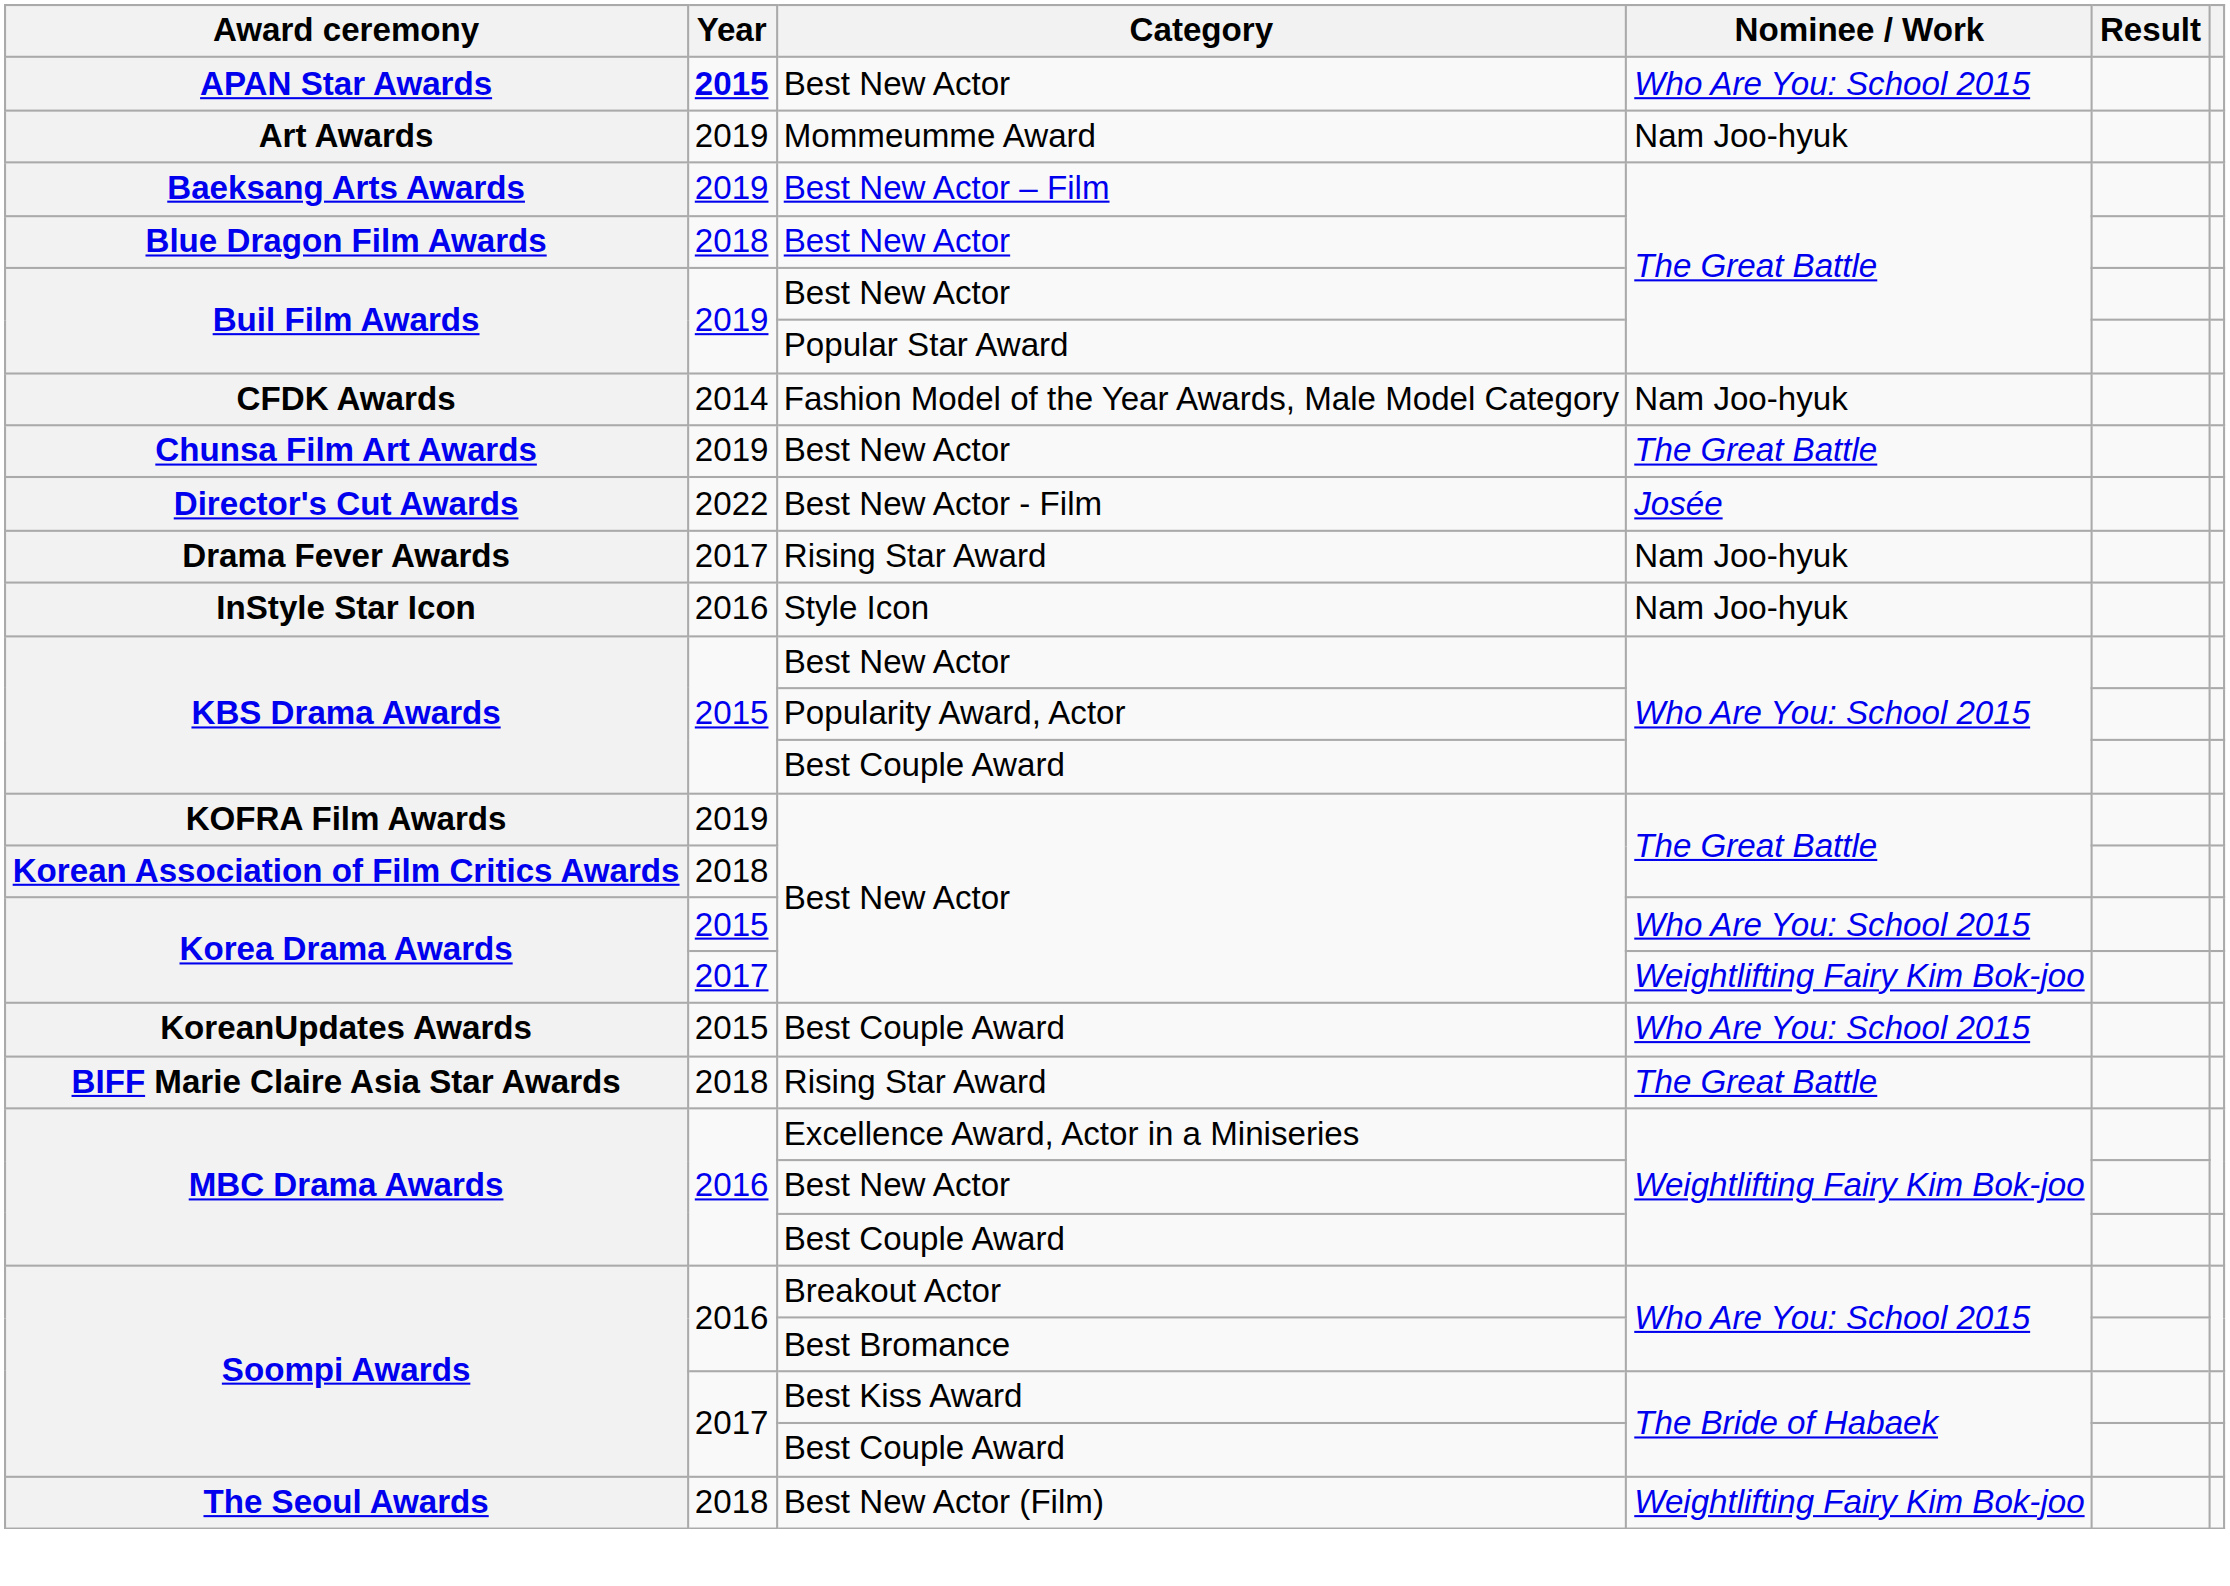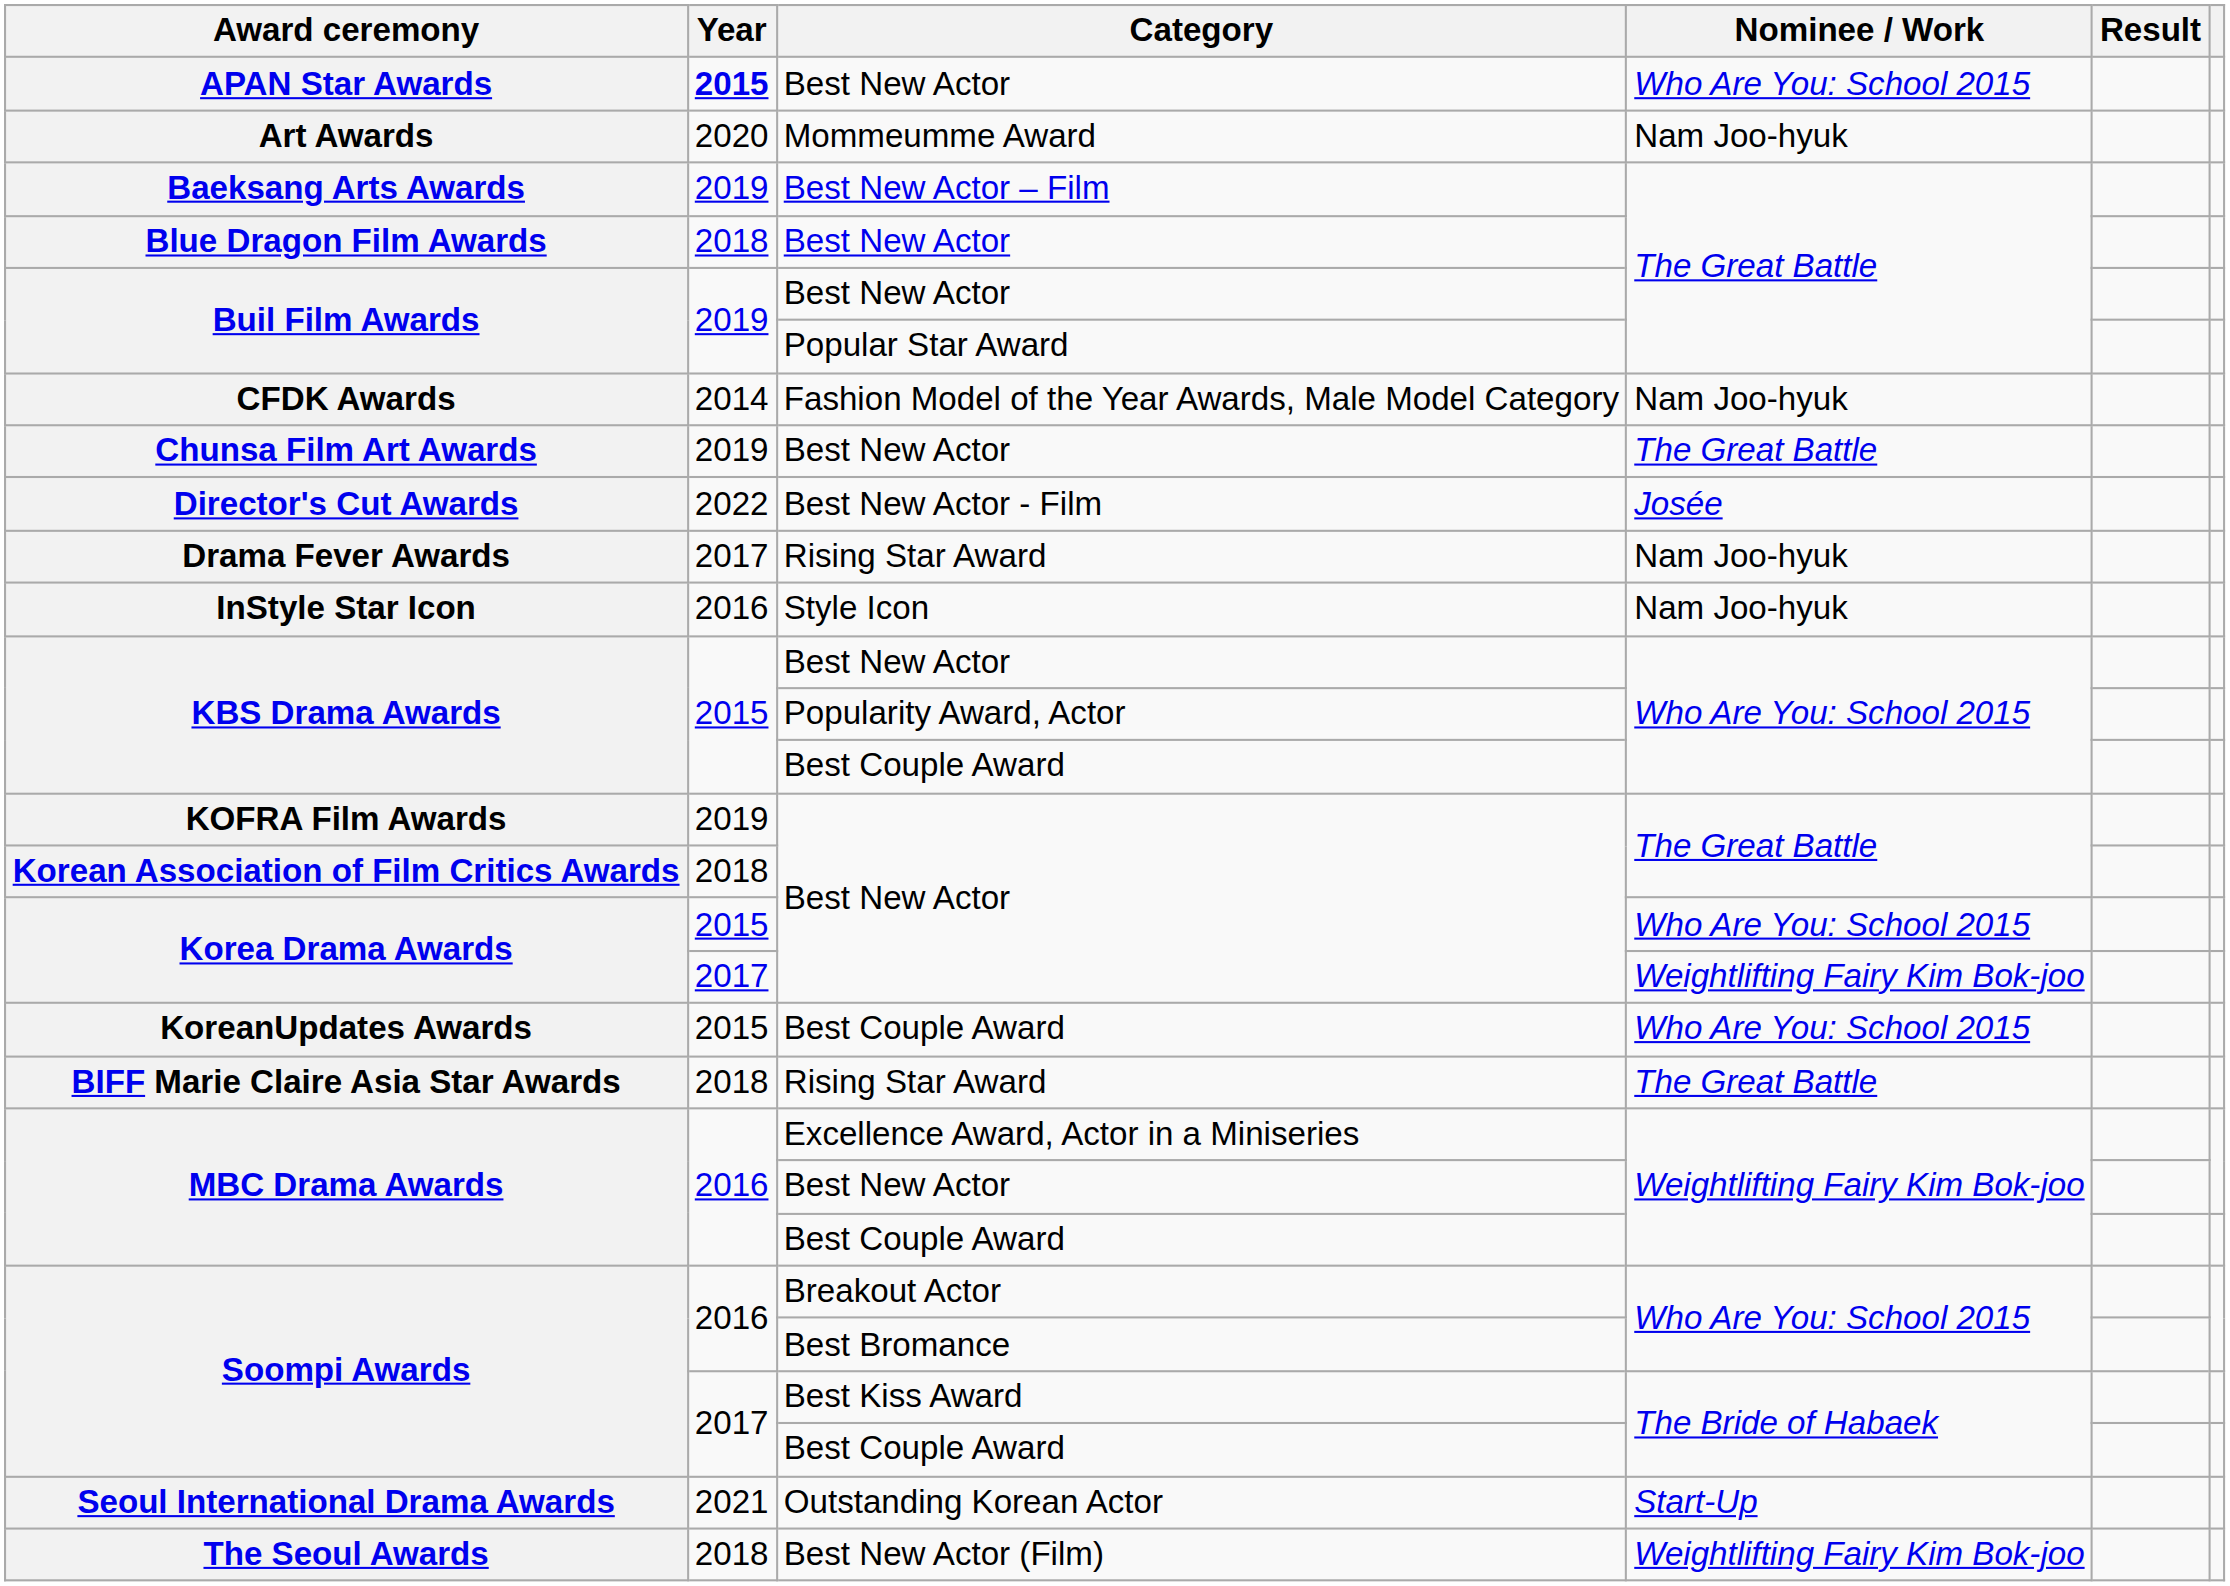(732, 135) 2019 -> (732, 135) 2020
+ row: (346, 1501)
